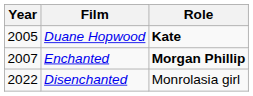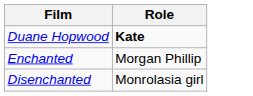- column: (23, 15)
(199, 58) bold -> (158, 58) normal
